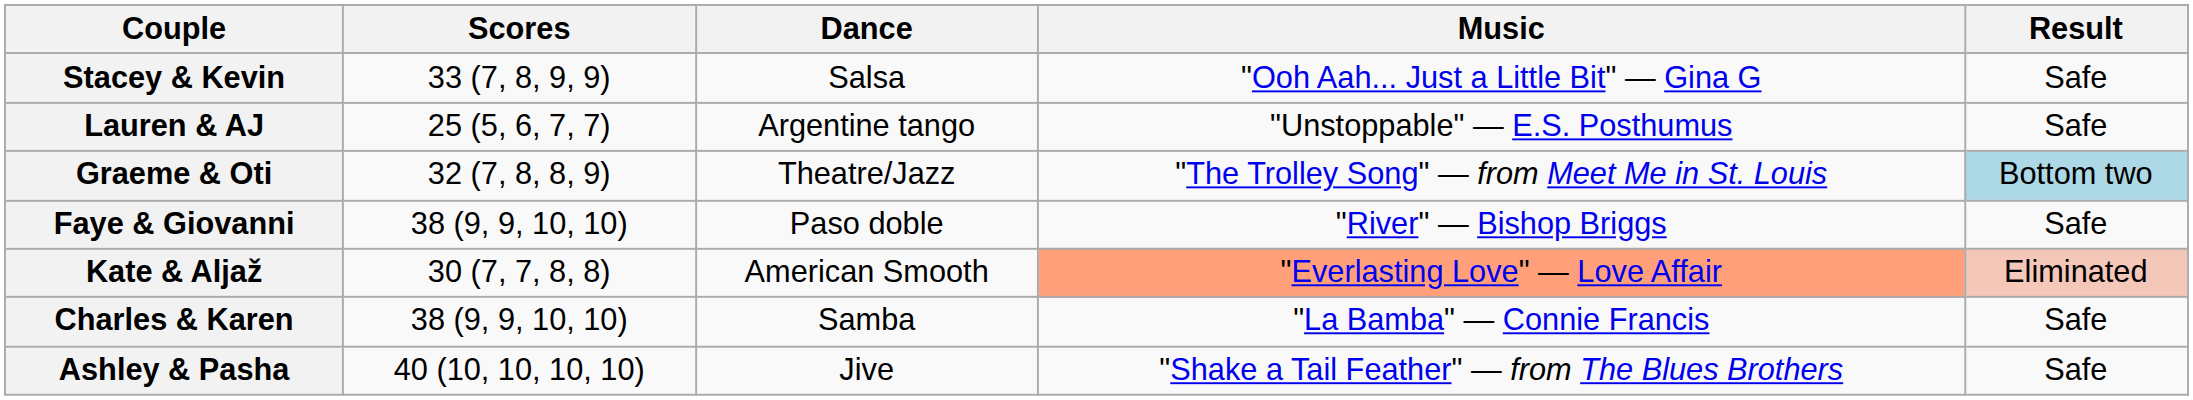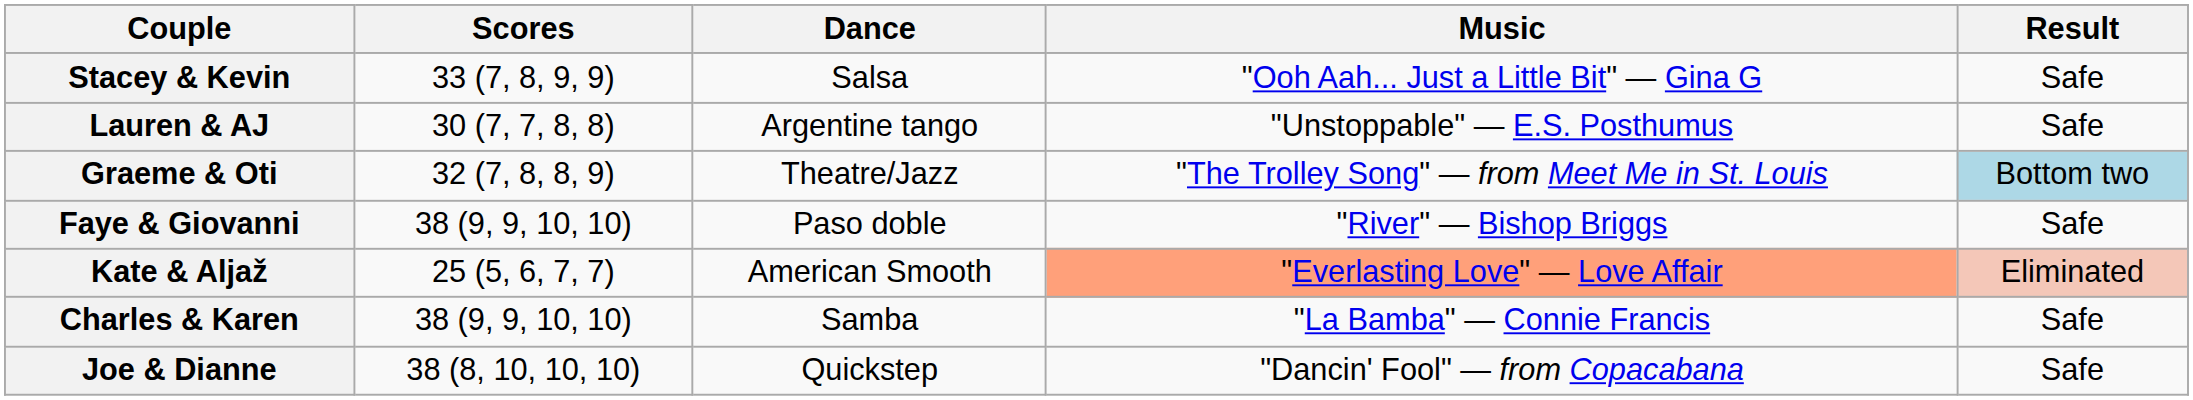(519, 126) 25 (5, 6, 7, 7) -> (523, 126) 30 (7, 7, 8, 8)
(519, 272) 30 (7, 7, 8, 8) -> (523, 272) 25 (5, 6, 7, 7)
+ row: (179, 369)
- row: (174, 369)
